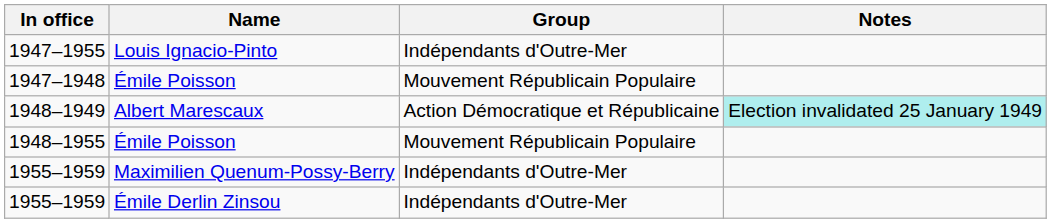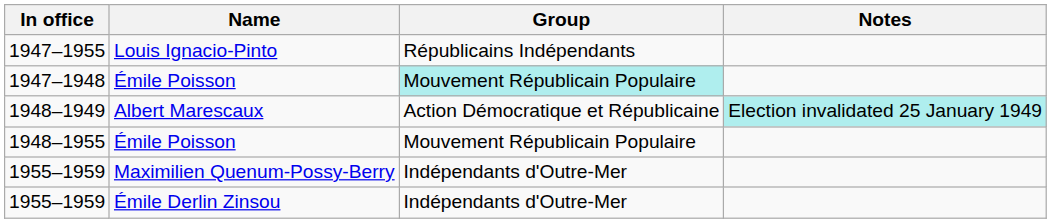(515, 50) Indépendants d'Outre-Mer -> (519, 50) Républicains Indépendants
(550, 80) no background -> (550, 80) paleturquoise background
